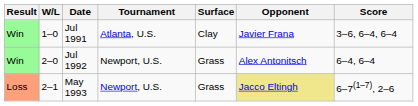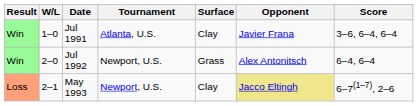(211, 87) Grass -> (208, 87) Clay
